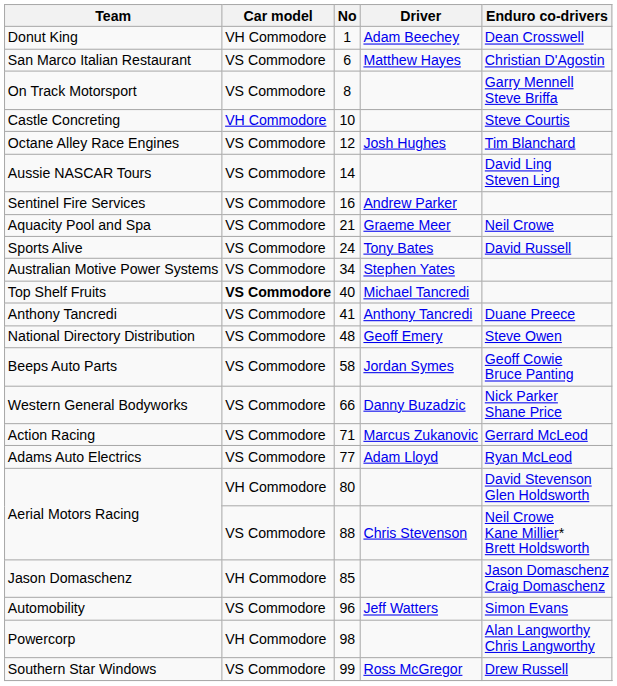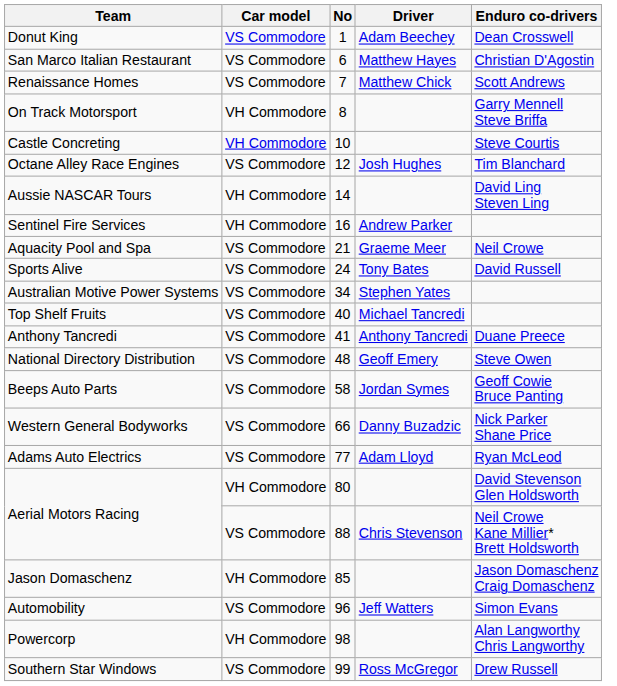(276, 38) VH Commodore -> (275, 38) VS Commodore
+ row: (73, 82)
(275, 90) VS Commodore -> (276, 112) VH Commodore
(275, 172) VS Commodore -> (276, 195) VH Commodore
(275, 203) VS Commodore -> (276, 225) VH Commodore
(278, 292) bold -> (275, 314) normal
- row: (51, 434)
